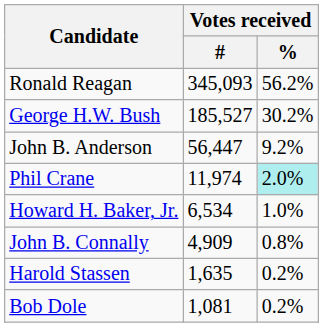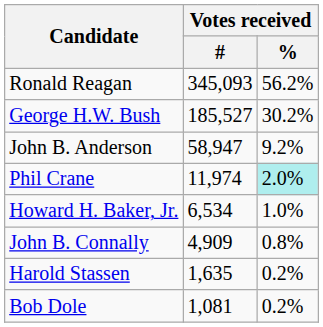(215, 147) 56,447 -> (215, 147) 58,947
